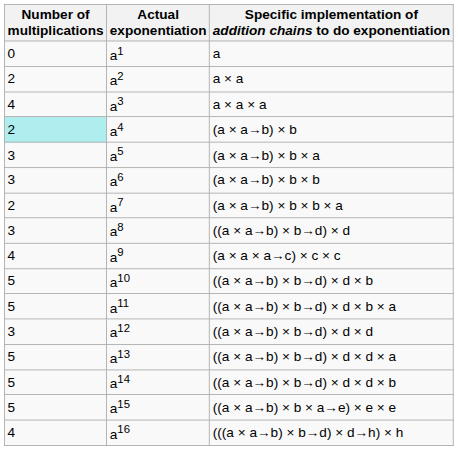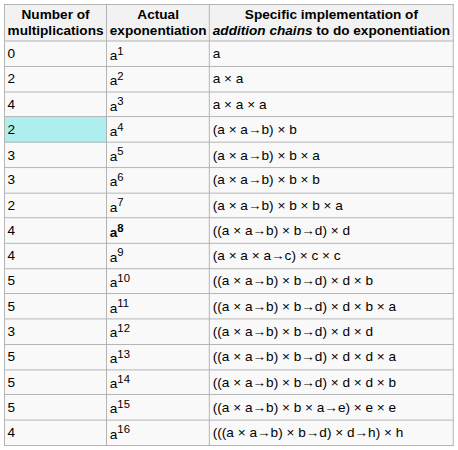(11, 230) 3 -> (11, 230) 4
(117, 230) normal -> (117, 230) bold
